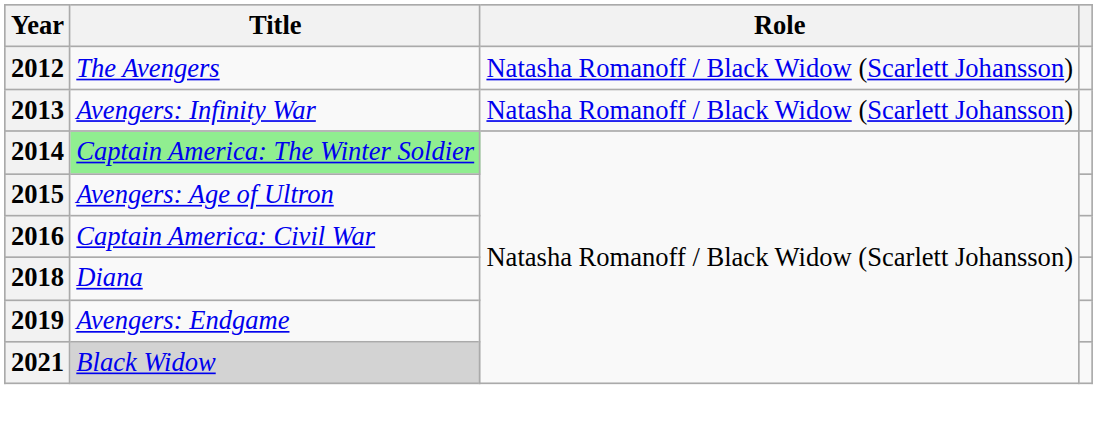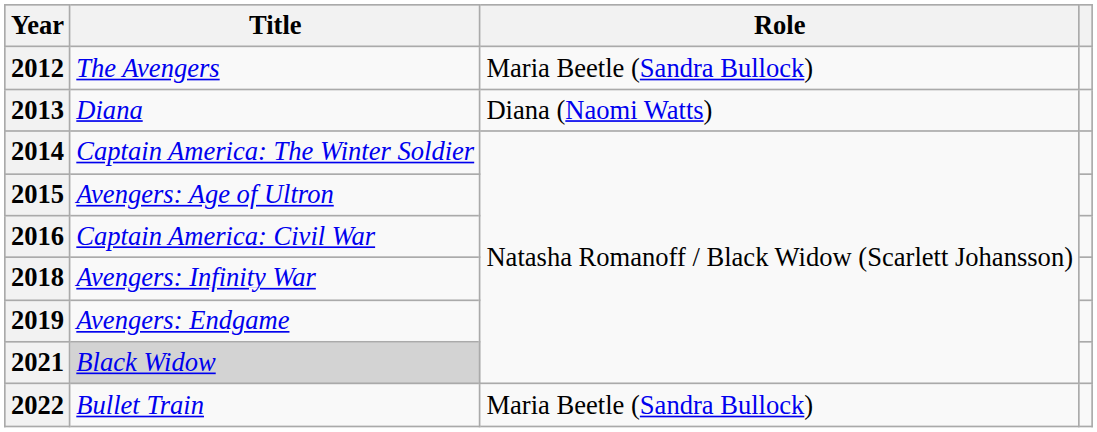(780, 67) Natasha Romanoff / Black Widow (Scarlett Johansson) -> (650, 67) Maria Beetle (Sandra Bullock)
(196, 109) Avengers: Infinity War -> (110, 109) Diana
(780, 109) Natasha Romanoff / Black Widow (Scarlett Johansson) -> (599, 109) Diana (Naomi Watts)
(275, 151) lightgreen background -> (275, 151) no background
(110, 278) Diana -> (196, 278) Avengers: Infinity War
+ row: (38, 404)
